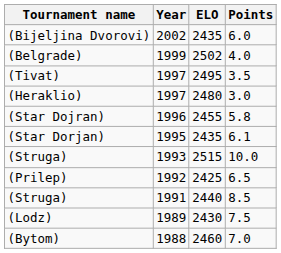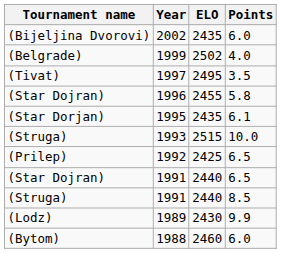- row: (45, 96)
+ row: (56, 177)
(239, 218) 7.5 -> (239, 218) 9.9
(239, 238) 7.0 -> (239, 238) 6.0
